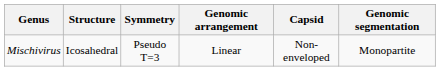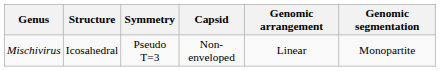columns swapped: (306, 19) <-> (226, 19)
